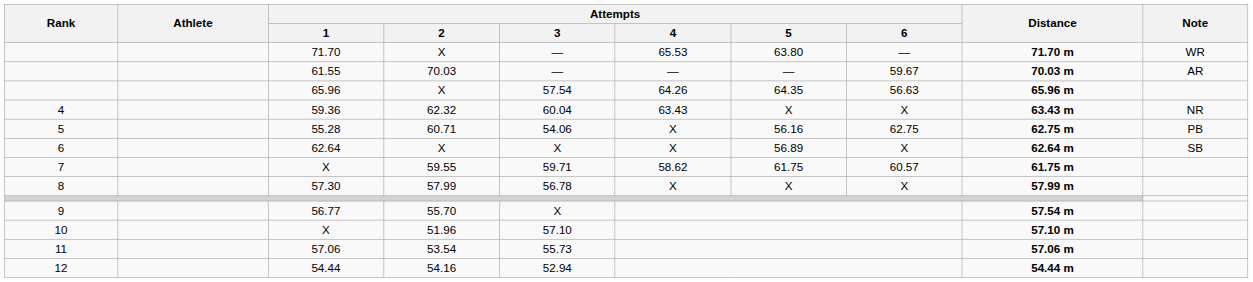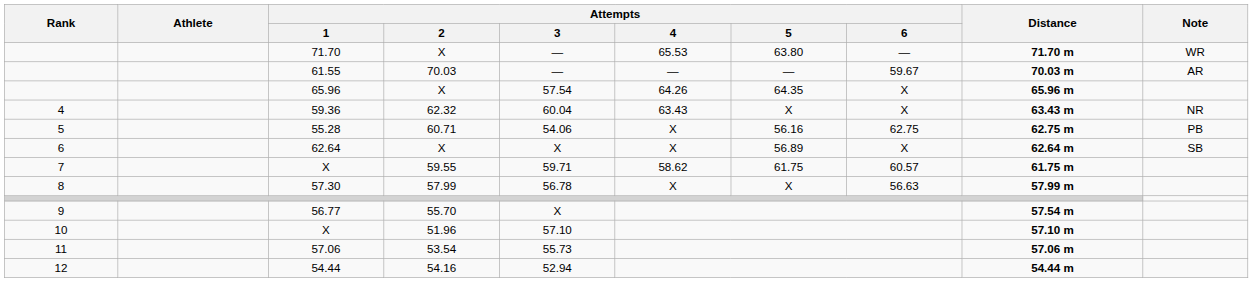(904, 90) 56.63 -> (904, 90) X
(904, 186) X -> (904, 186) 56.63
